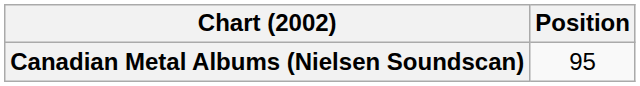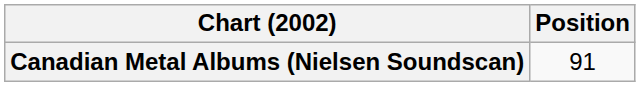(583, 61) 95 -> (583, 61) 91
